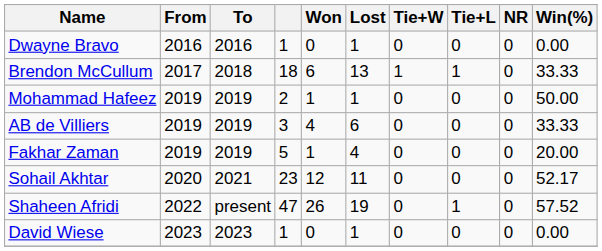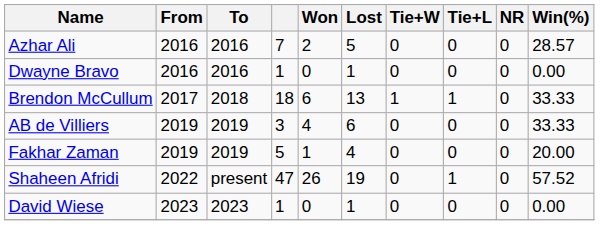+ row: (42, 44)
- row: (82, 98)
- row: (58, 179)
